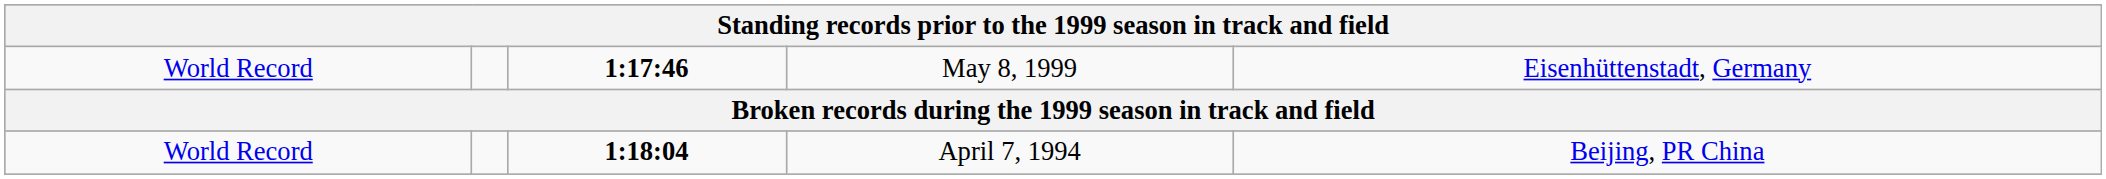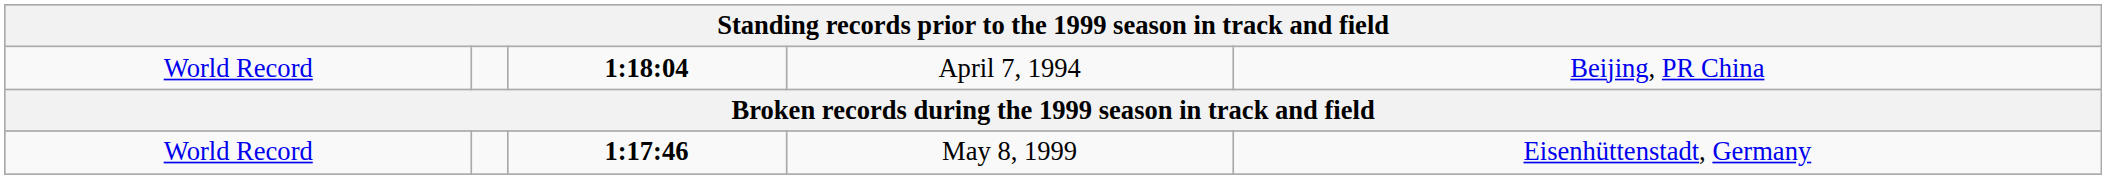rows swapped: (1010, 151) <-> (1010, 67)
